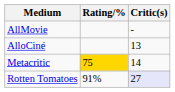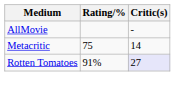- row: (26, 46)
(88, 62) gold background -> (88, 46) no background
